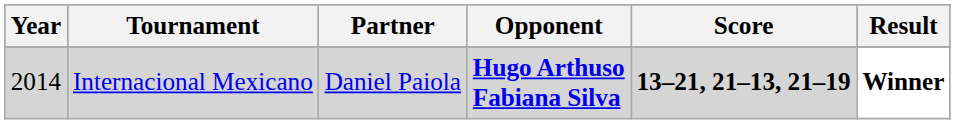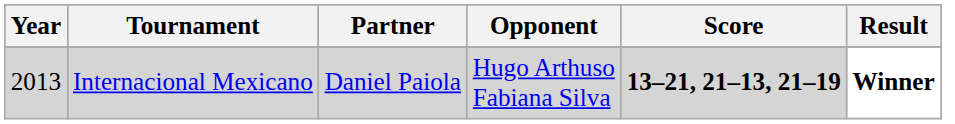(36, 82) 2014 -> (36, 82) 2013
(549, 82) bold -> (544, 82) normal
